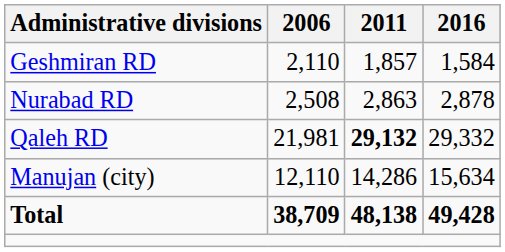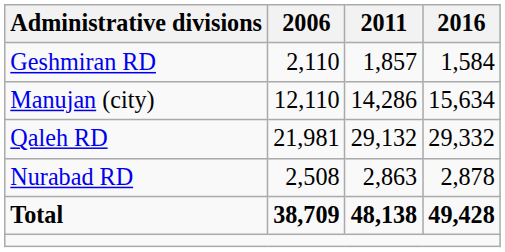rows swapped: (72, 100) <-> (82, 176)
(384, 138) bold -> (384, 138) normal
